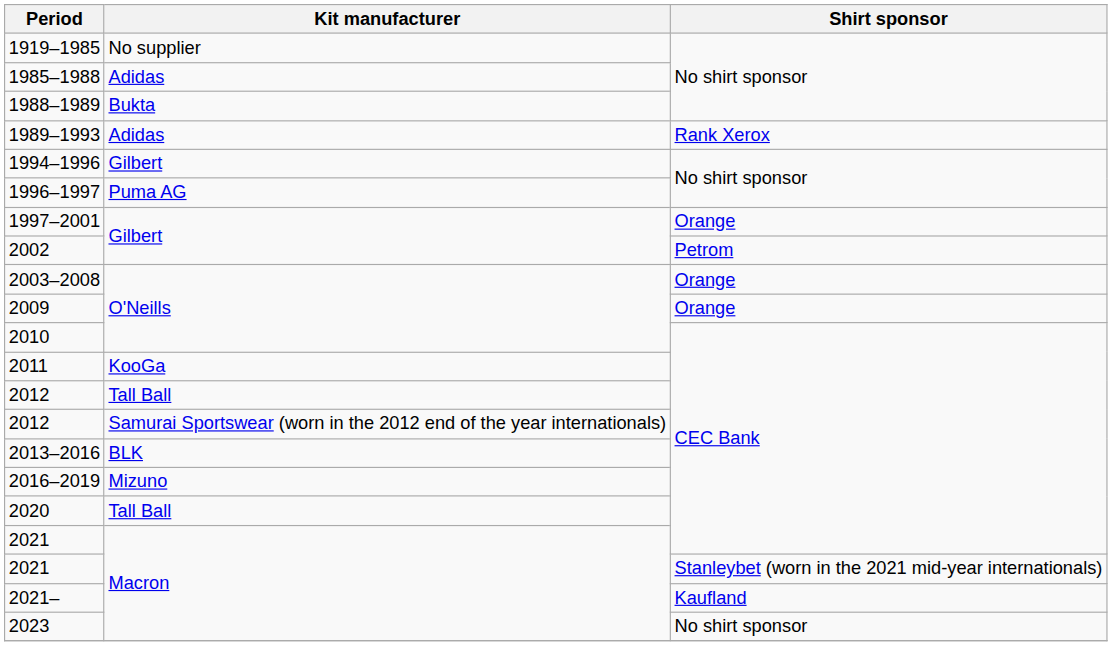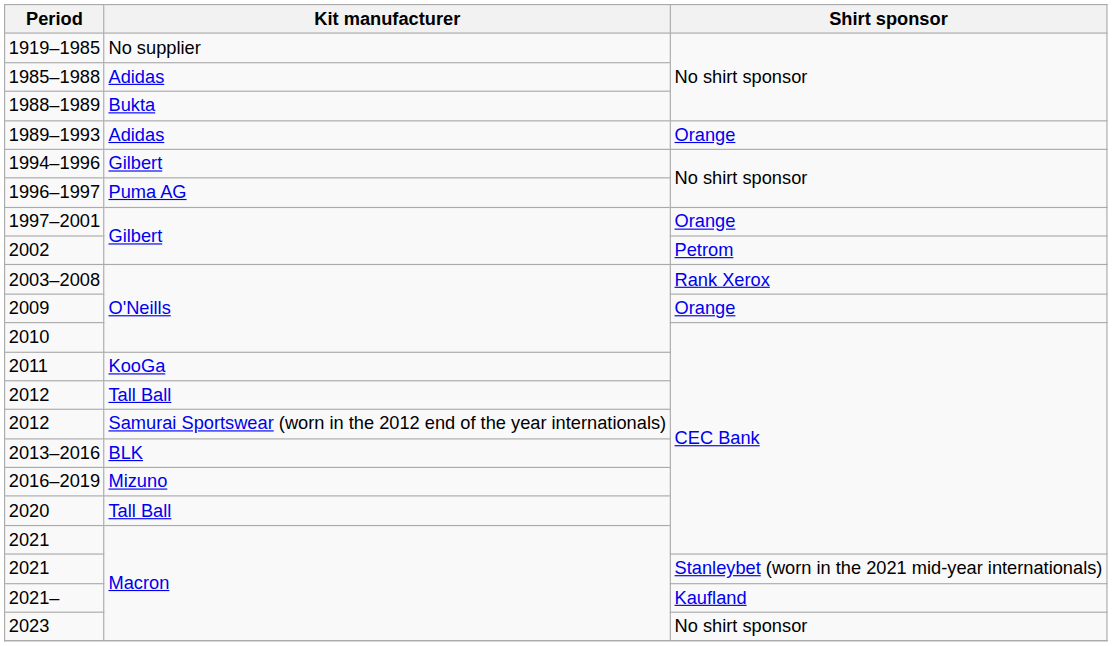(722, 134) Rank Xerox -> (705, 134) Orange
(705, 279) Orange -> (722, 279) Rank Xerox
